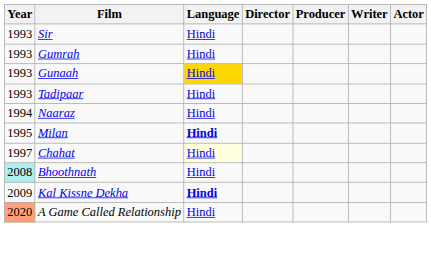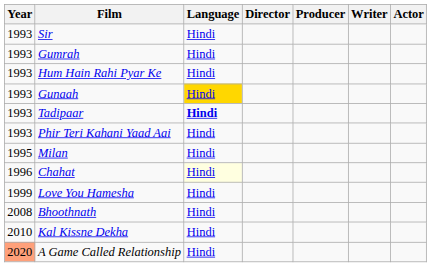+ row: (100, 73)
(201, 93) normal -> (202, 113) bold
+ row: (104, 133)
- row: (56, 113)
(202, 133) bold -> (201, 152) normal
(20, 152) 1997 -> (20, 172) 1996
+ row: (86, 192)
(20, 172) paleturquoise background -> (20, 212) no background
(20, 192) 2009 -> (20, 232) 2010
(202, 192) bold -> (201, 232) normal
